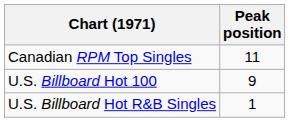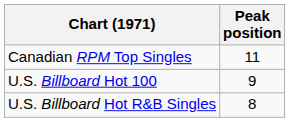(252, 104) 1 -> (252, 104) 8
